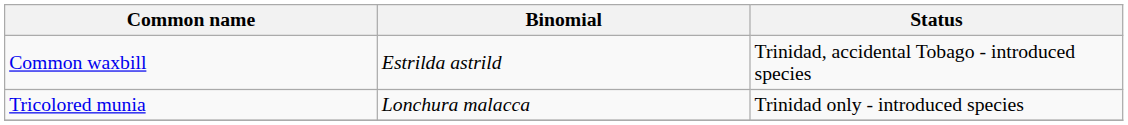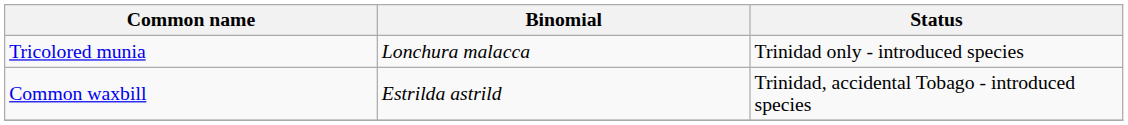rows swapped: (78, 62) <-> (77, 104)
